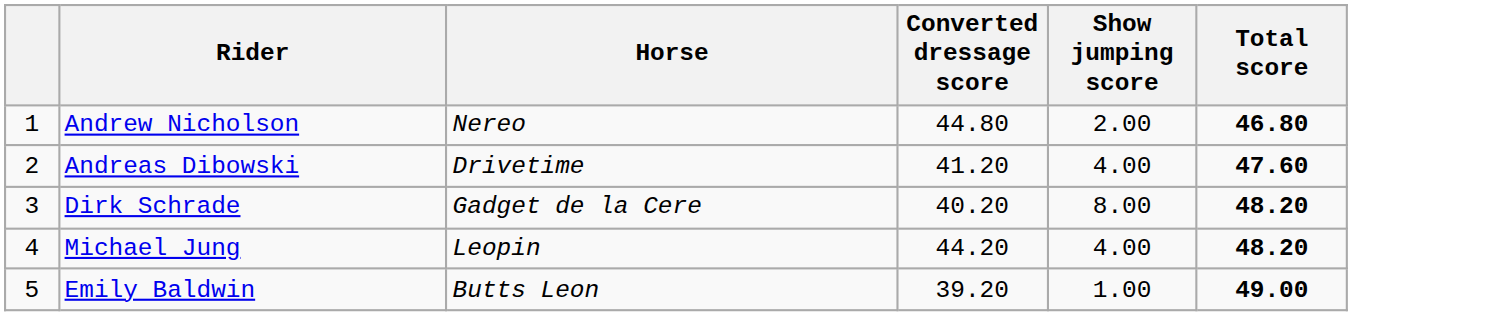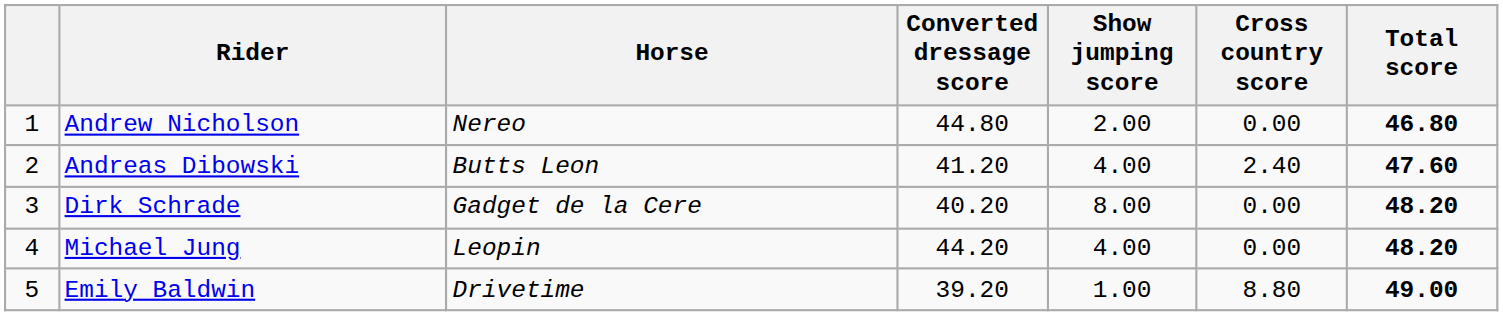+ column: (1272, 55)
(519, 166) Drivetime -> (526, 166) Butts Leon
(526, 289) Butts Leon -> (519, 289) Drivetime
